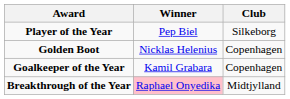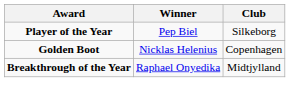- row: (69, 67)
(178, 85) pink background -> (178, 67) no background
